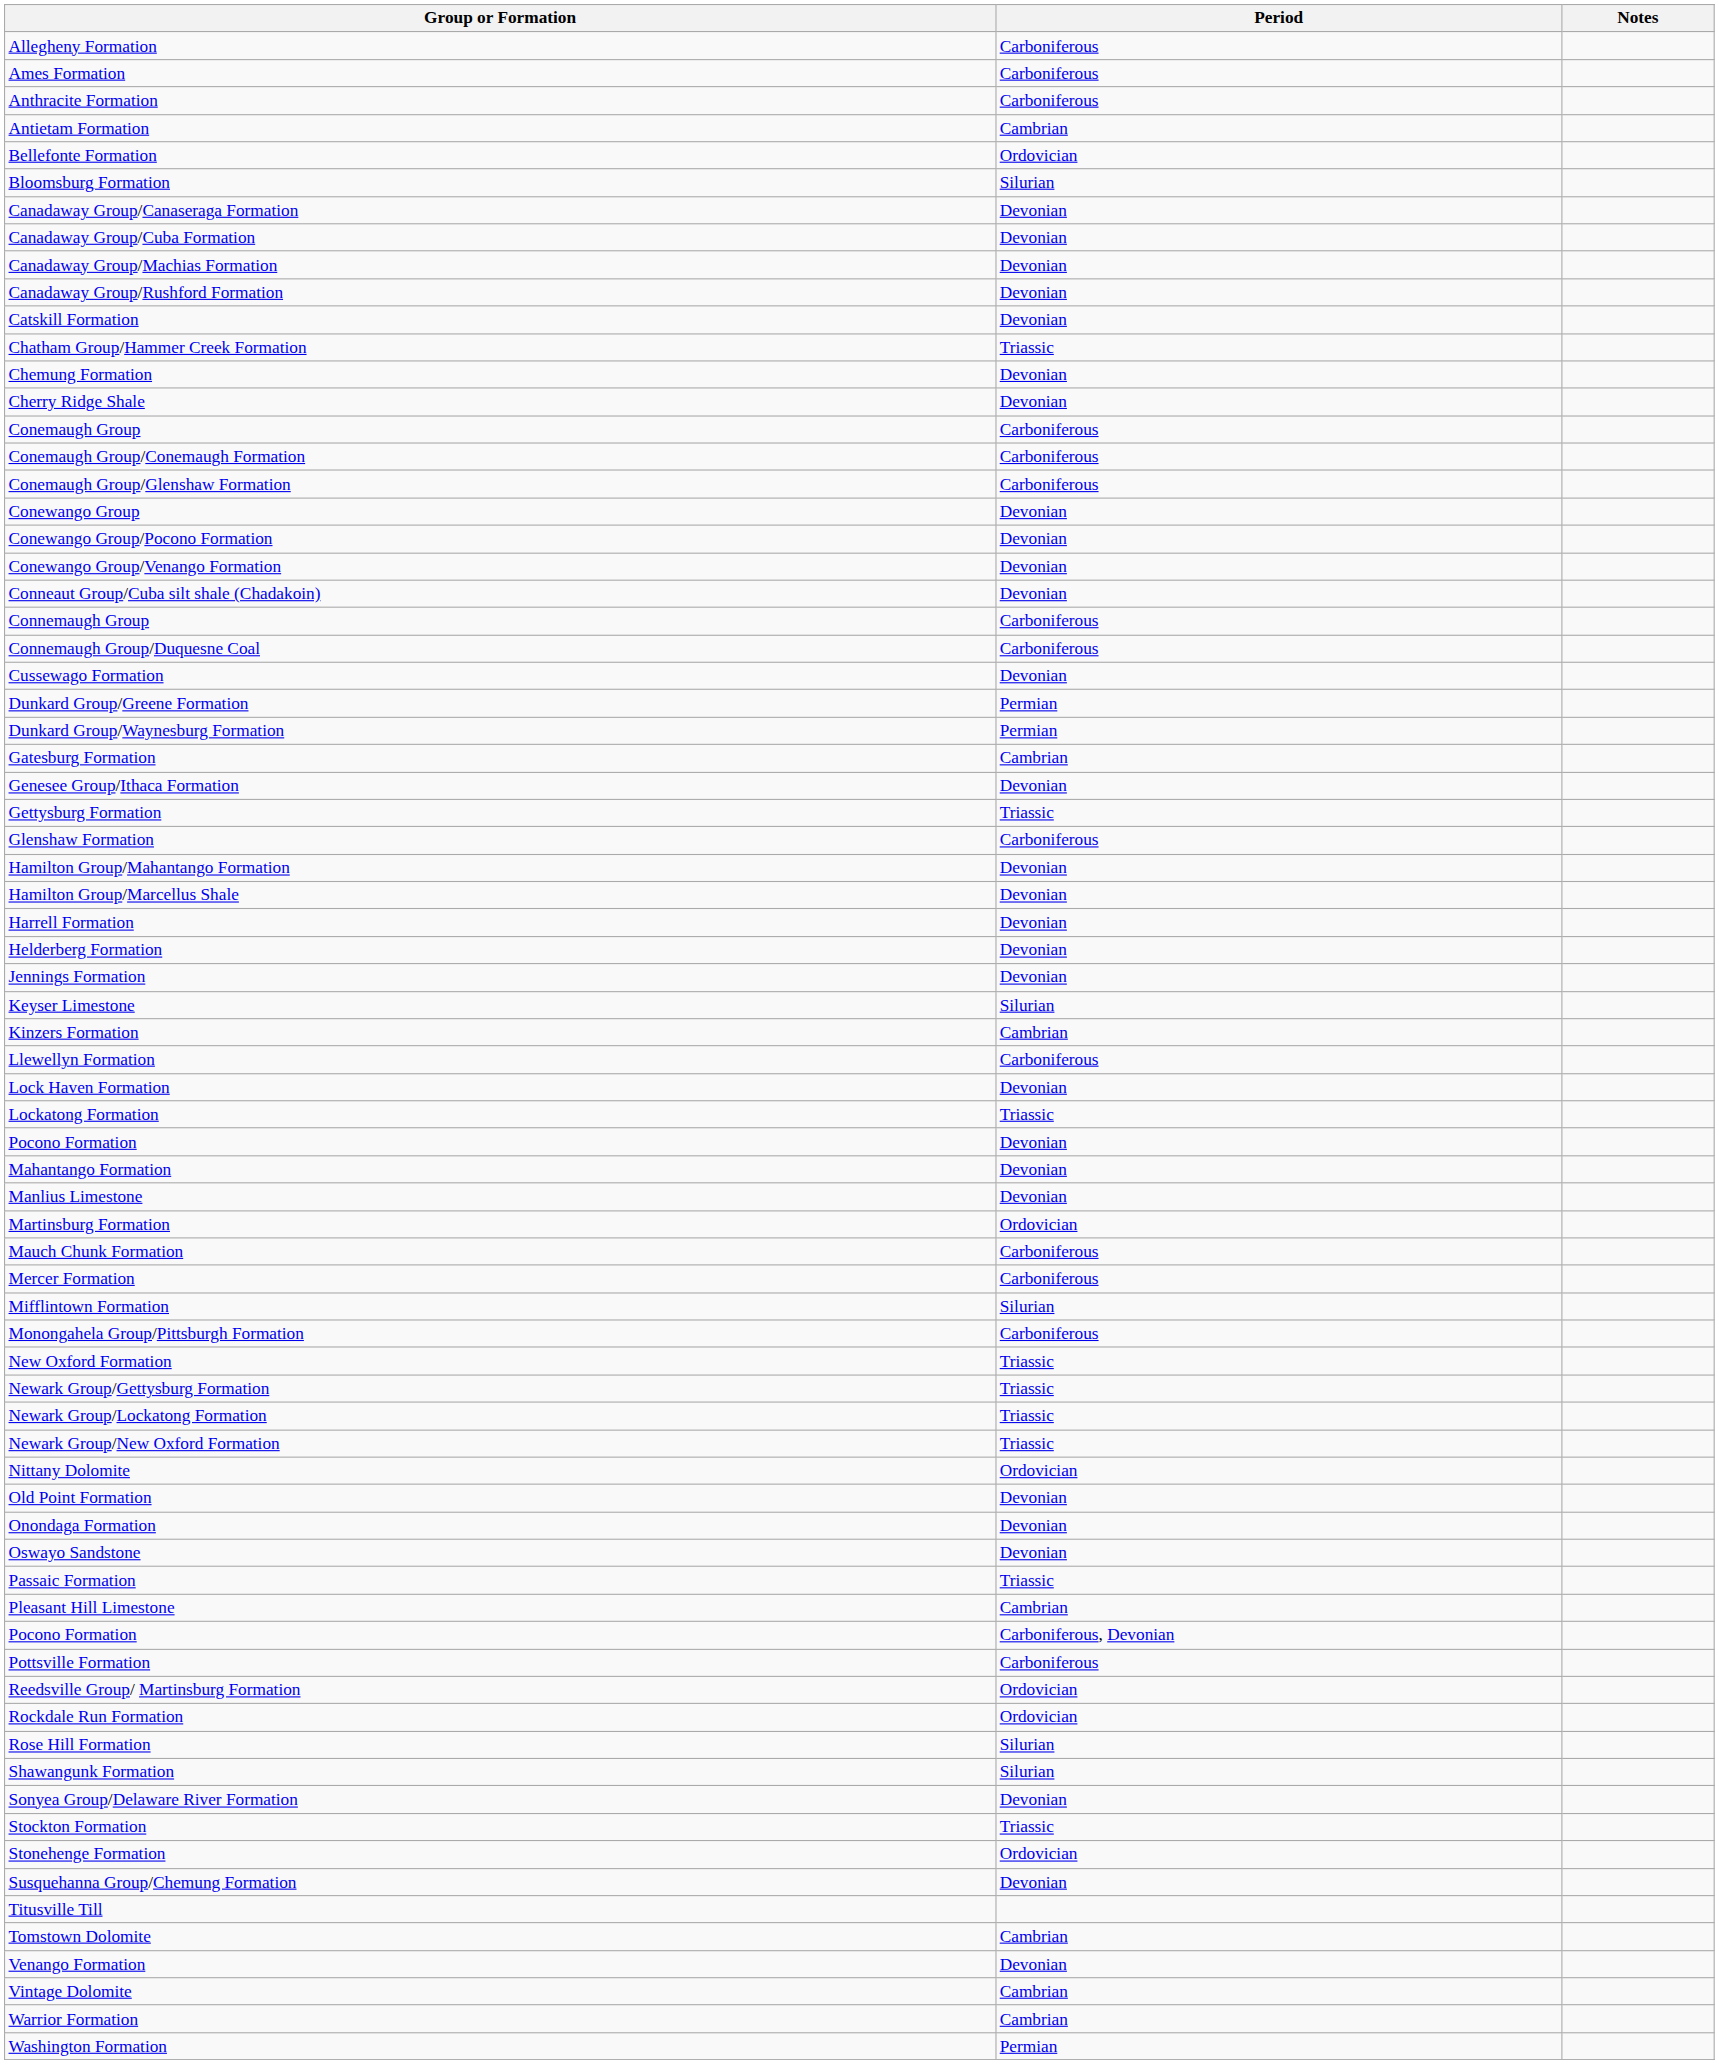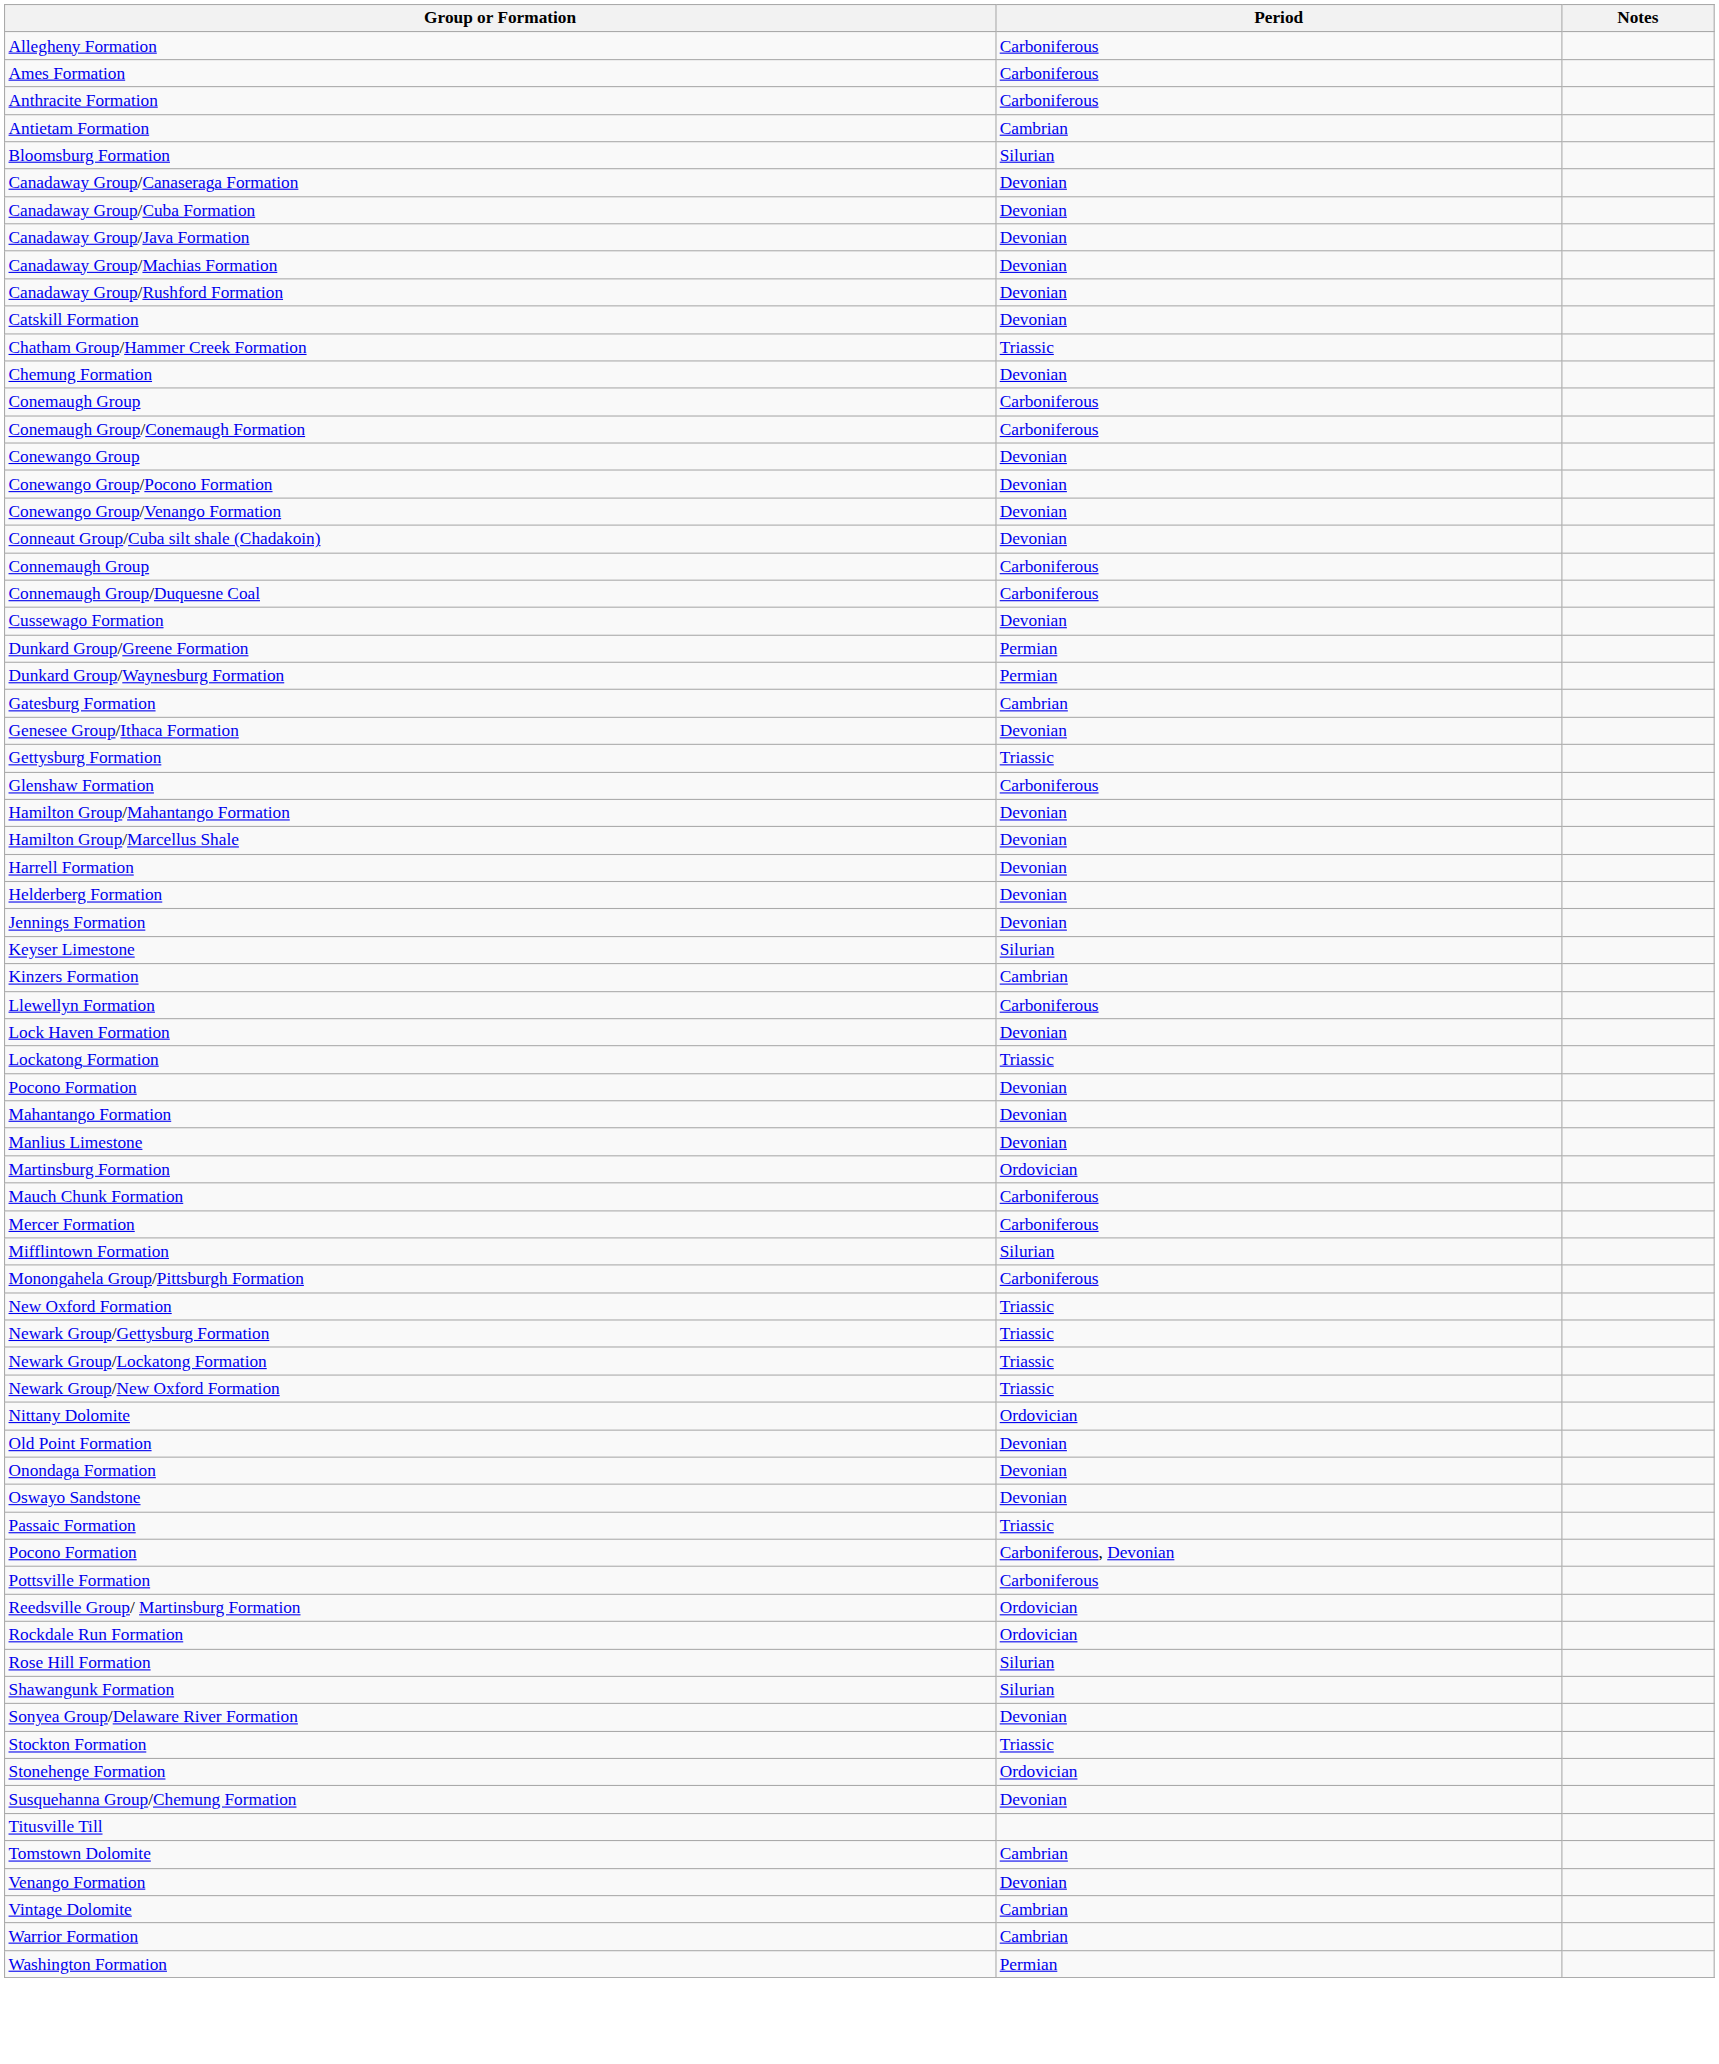- row: (83, 155)
+ row: (129, 237)
- row: (77, 401)
- row: (150, 484)
- row: (92, 1607)
